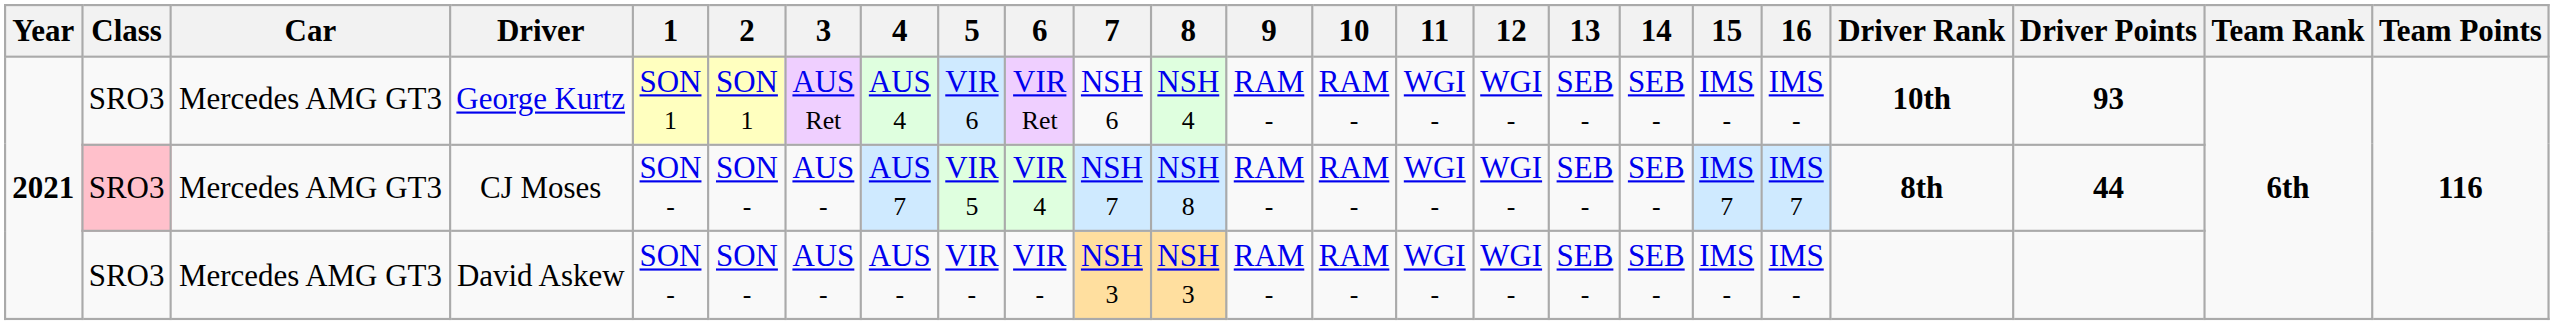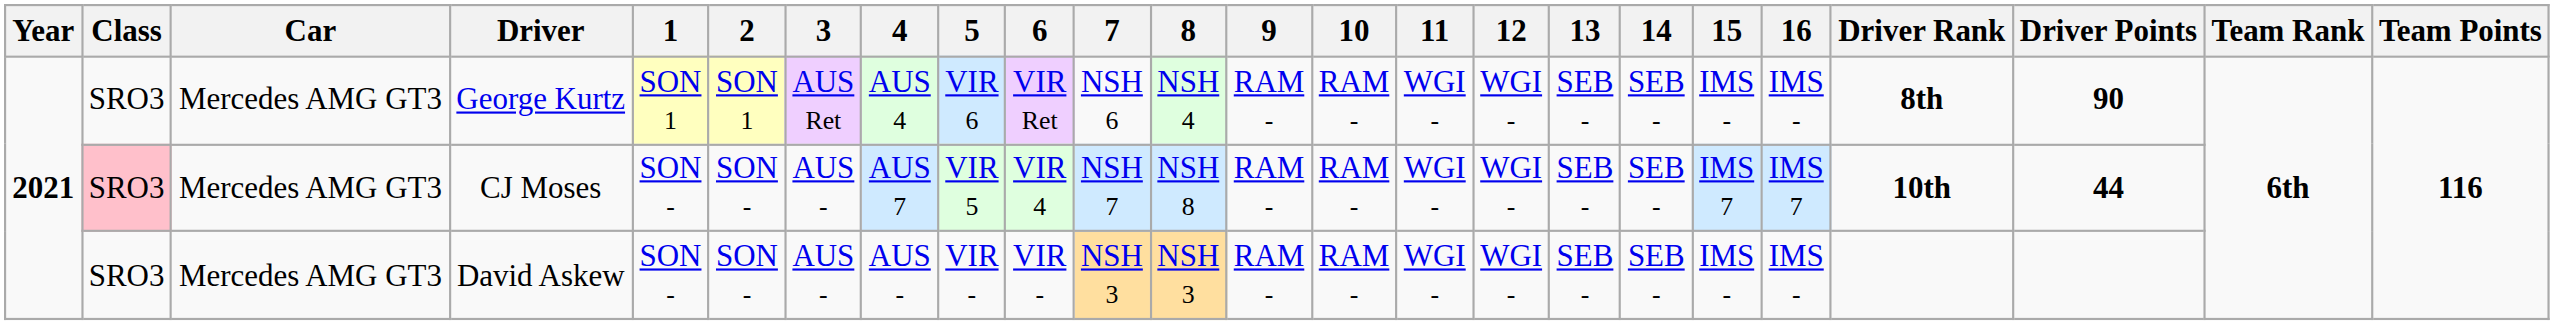(1922, 99) 10th -> (1922, 99) 8th
(2108, 99) 93 -> (2108, 99) 90
(1922, 187) 8th -> (1922, 187) 10th
